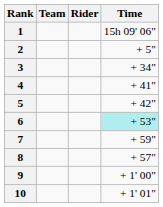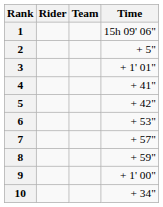columns swapped: (85, 13) <-> (52, 13)
(143, 67) + 34" -> (138, 67) + 1' 01"
(143, 121) paleturquoise background -> (143, 121) no background
(143, 139) + 59" -> (143, 139) + 57"
(143, 157) + 57" -> (143, 157) + 59"
(138, 193) + 1' 01" -> (143, 193) + 34"
